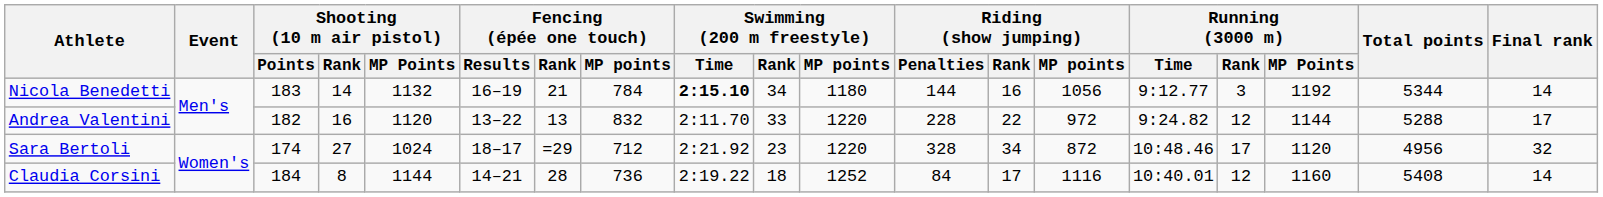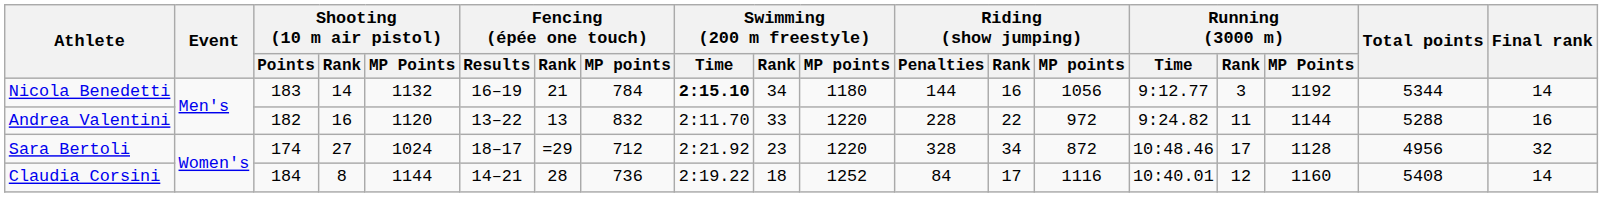(1241, 120) 12 -> (1241, 120) 11
(1542, 120) 17 -> (1542, 120) 16
(1311, 149) 1120 -> (1311, 149) 1128
